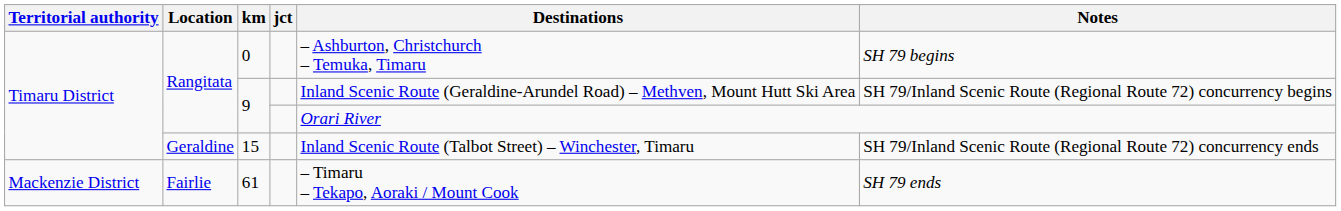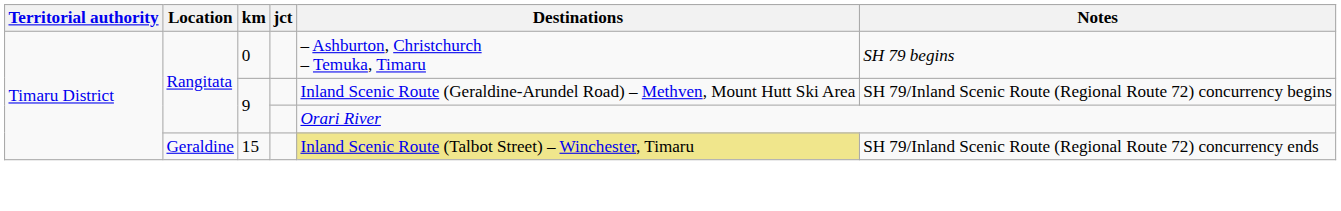(497, 145) no background -> (497, 145) khaki background
- row: (189, 182)
